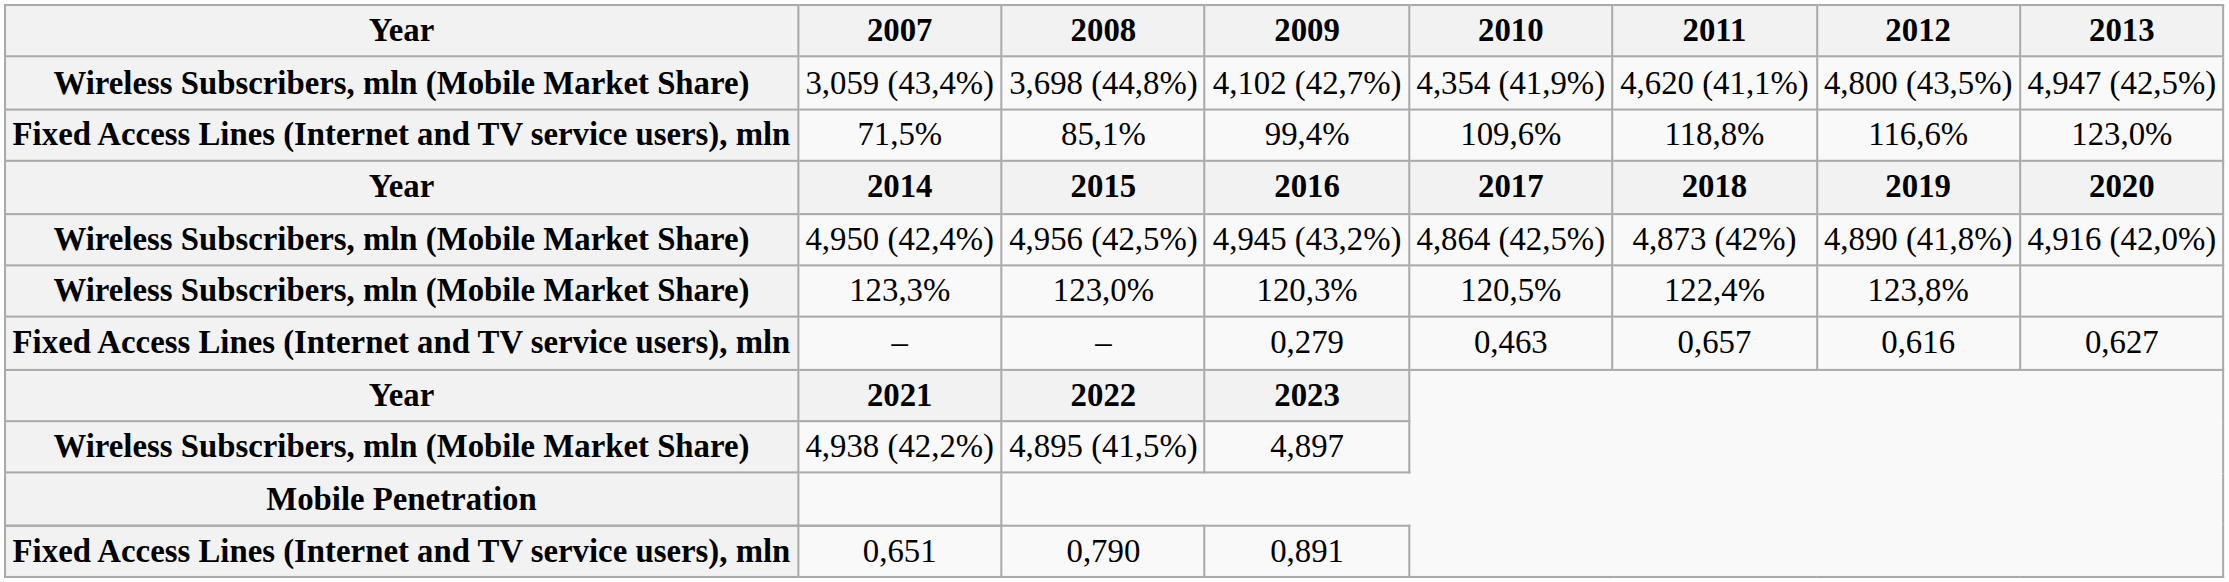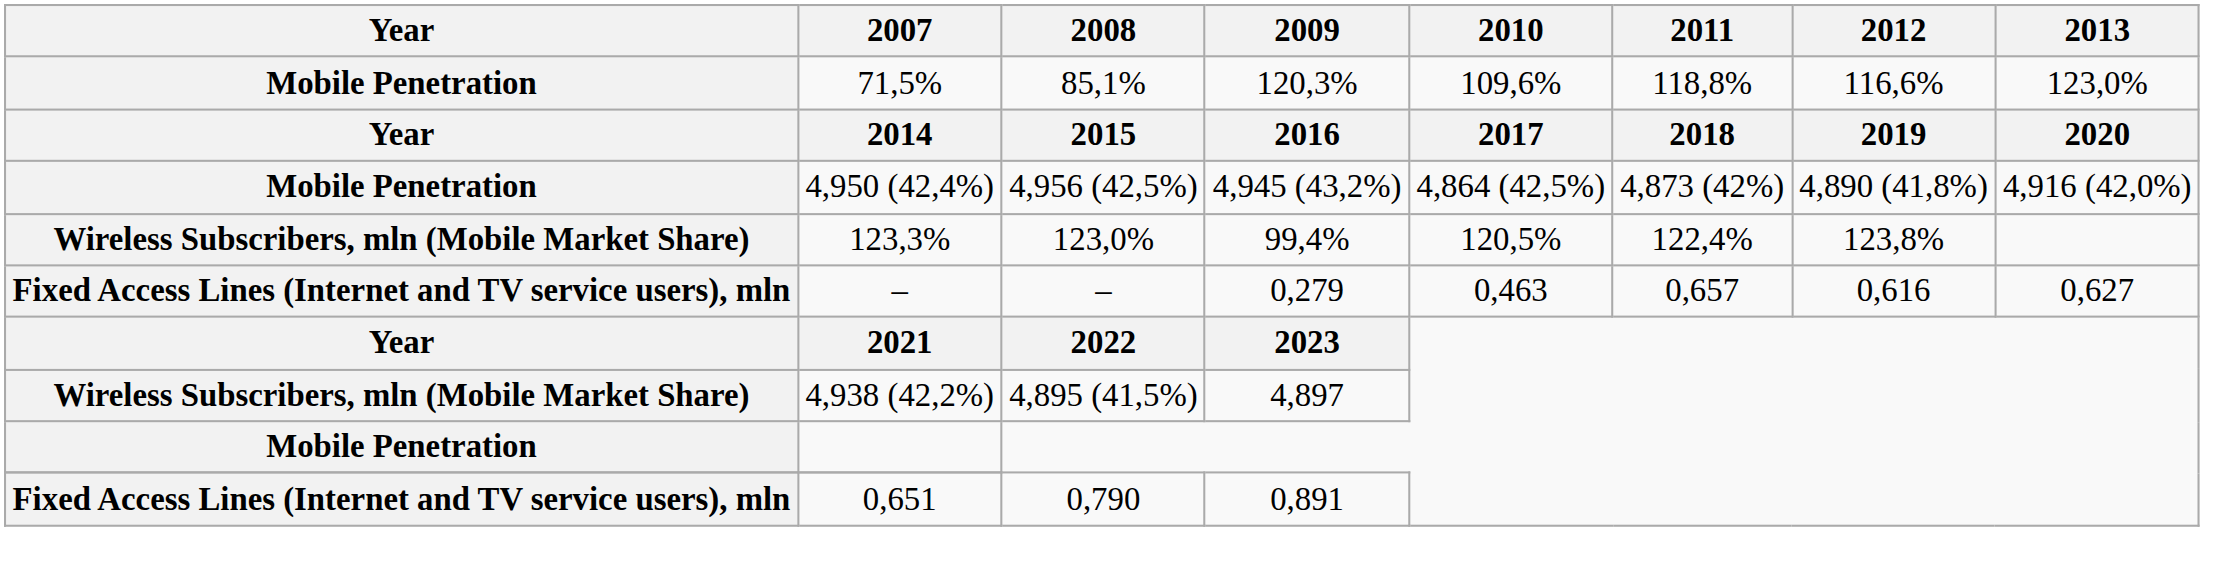- row: (900, 82)
(401, 134) Fixed Access Lines (Internet and TV service users), mln -> (401, 82) Mobile Penetration
(1307, 134) 99,4% -> (1307, 82) 120,3%
(401, 238) Wireless Subscribers, mln (Mobile Market Share) -> (401, 186) Mobile Penetration
(1307, 290) 120,3% -> (1307, 238) 99,4%
